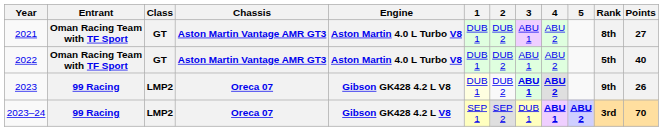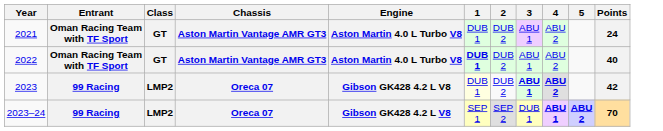- column: (609, 12)
(641, 33) 27 -> (612, 33) 24
(477, 60) normal -> (477, 60) bold
(641, 86) 26 -> (612, 86) 42
